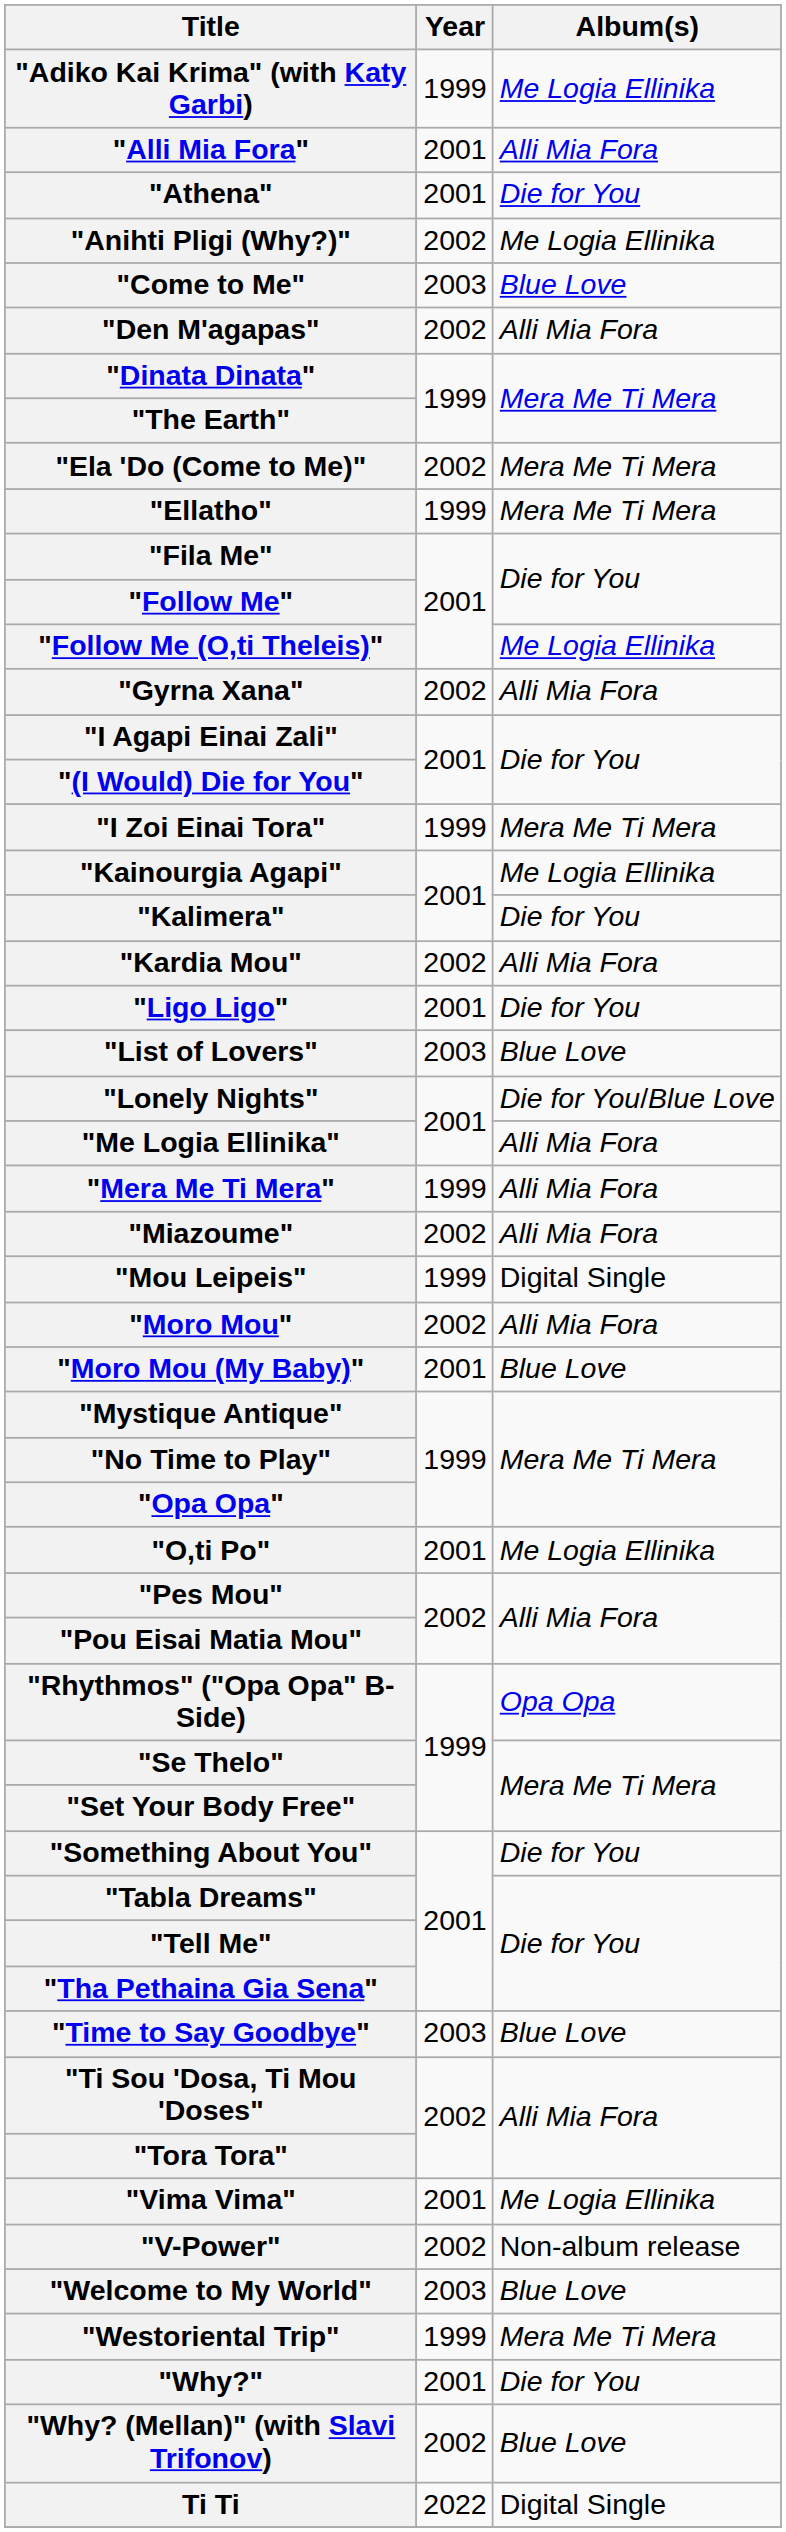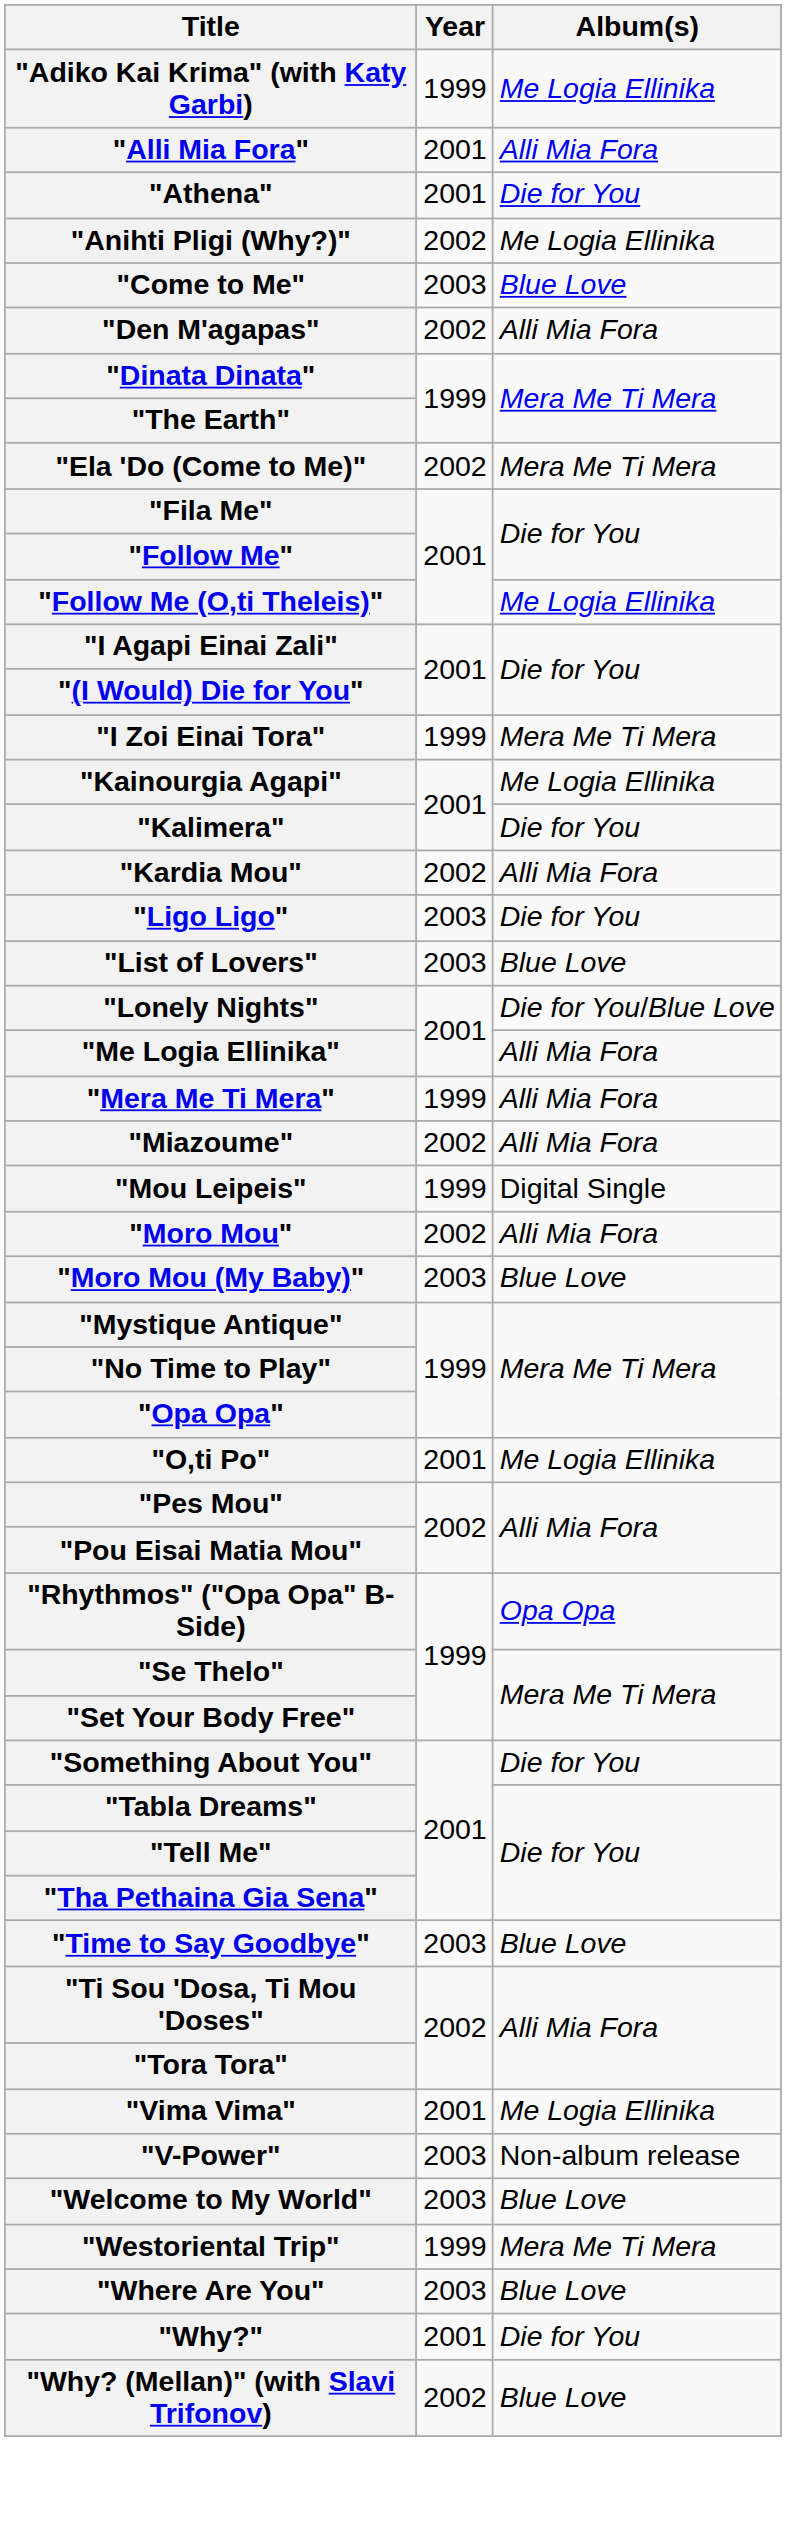- row: (211, 510)
- row: (211, 691)
(455, 1007) 2001 -> (455, 917) 2003
(455, 1368) 2001 -> (455, 1278) 2003
(455, 2246) 2002 -> (455, 2155) 2003
+ row: (211, 2291)
- row: (211, 2503)
